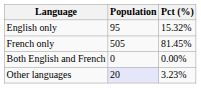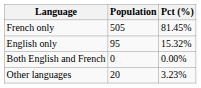rows swapped: (30, 43) <-> (32, 28)
(115, 75) lavender background -> (115, 75) no background
